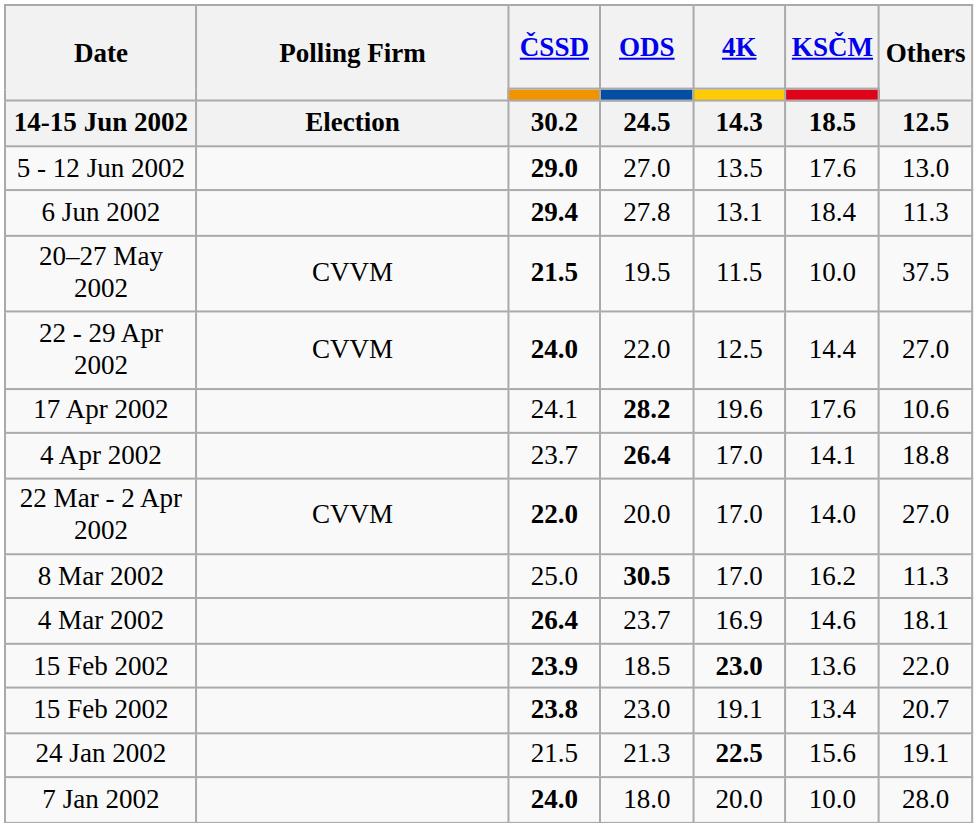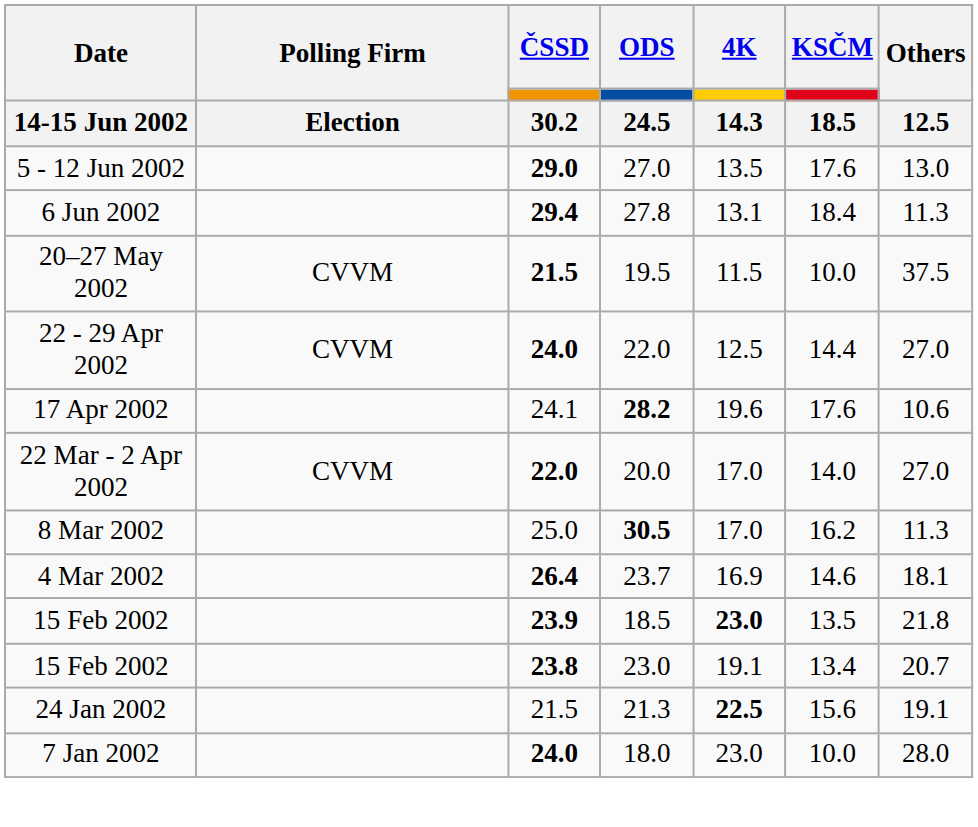- row: (101, 454)
(832, 664) 13.6 -> (832, 620) 13.5
(926, 664) 22.0 -> (926, 620) 21.8
(739, 798) 20.0 -> (739, 754) 23.0
